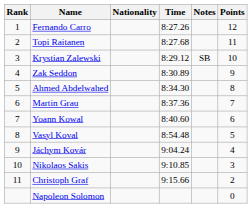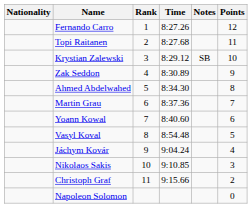columns swapped: (17, 12) <-> (135, 12)
